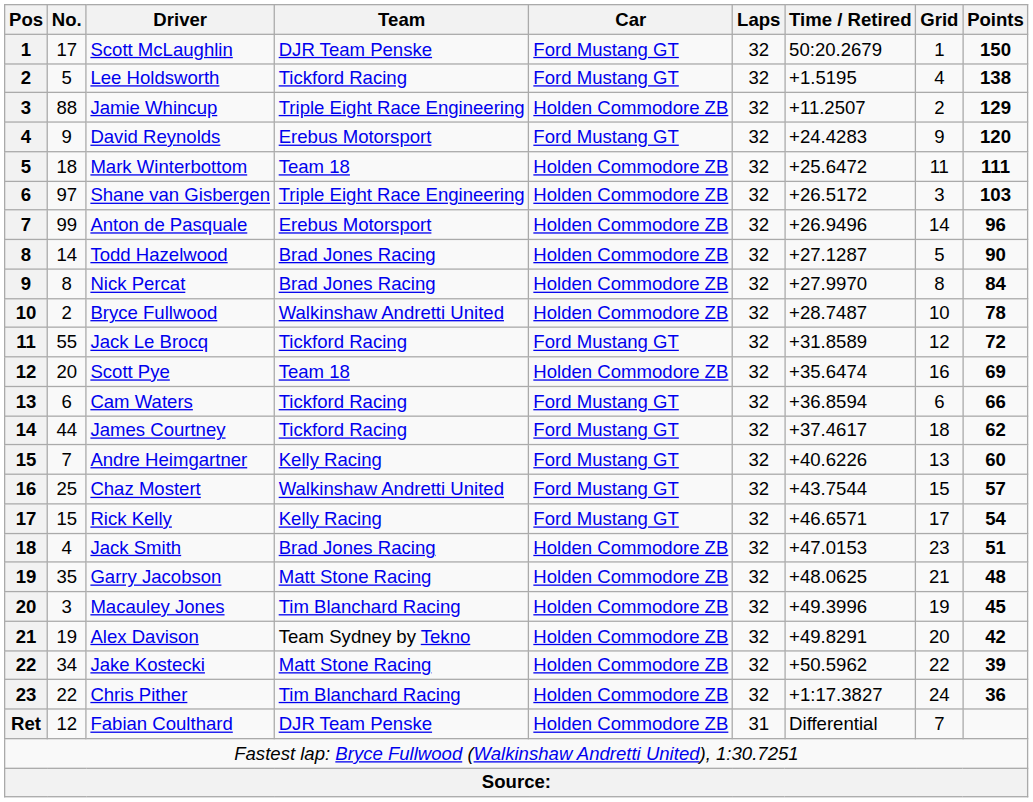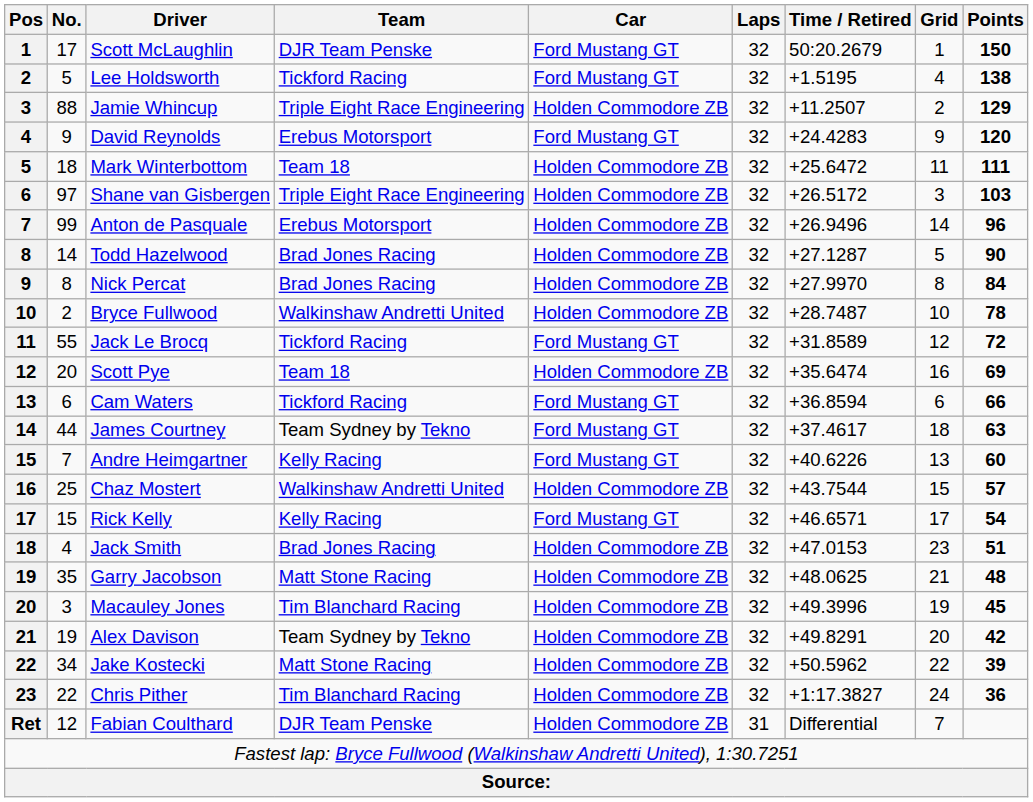(343, 431) Tickford Racing -> (374, 431) Team Sydney by Tekno
(995, 431) 62 -> (995, 431) 63
(606, 489) Ford Mustang GT -> (631, 489) Holden Commodore ZB
